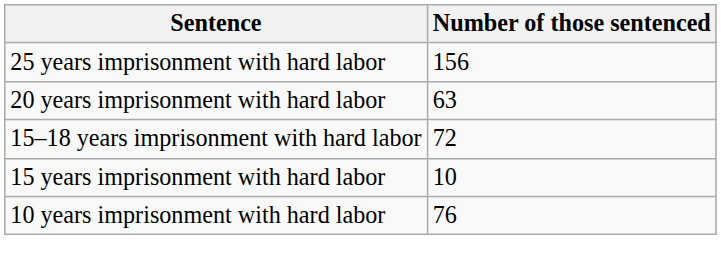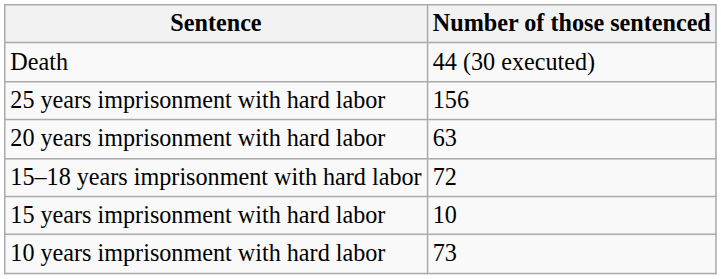+ row: (39, 61)
(445, 215) 76 -> (445, 253) 73
